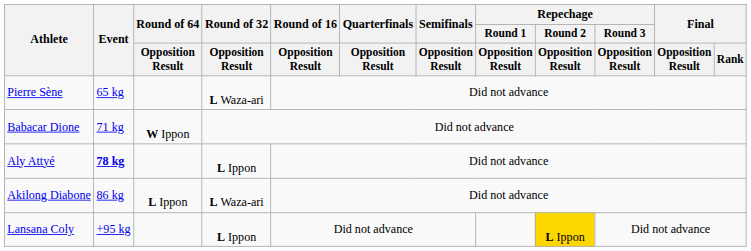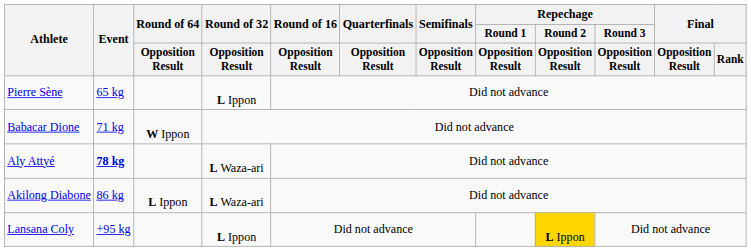(237, 100) L Waza-ari -> (237, 100) L Ippon
(237, 168) L Ippon -> (237, 168) L Waza-ari
